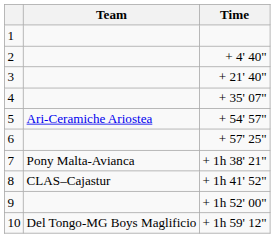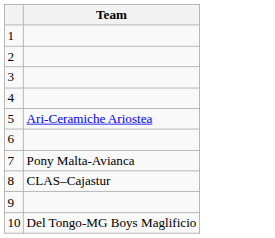- column: (235, 14)
